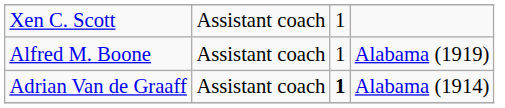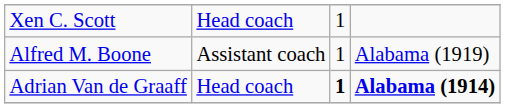(261, 20) Assistant coach -> (245, 20) Head coach
(261, 86) Assistant coach -> (245, 86) Head coach
(422, 86) normal -> (425, 86) bold
